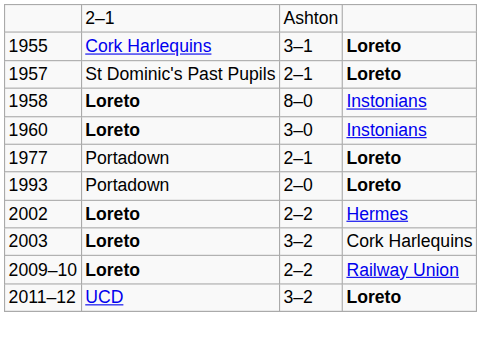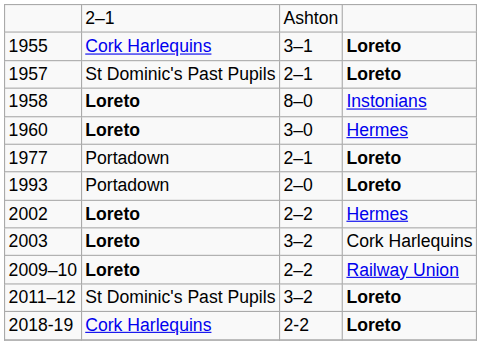(387, 130) Instonians -> (377, 130) Hermes
(104, 297) UCD -> (180, 297) St Dominic's Past Pupils
+ row: (41, 325)
